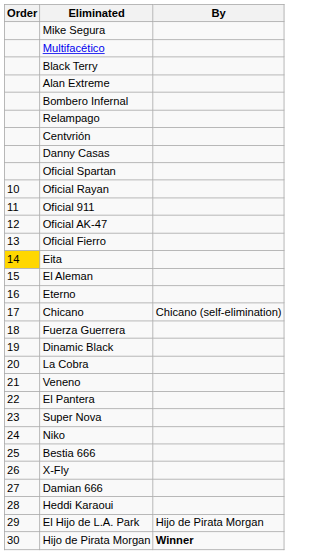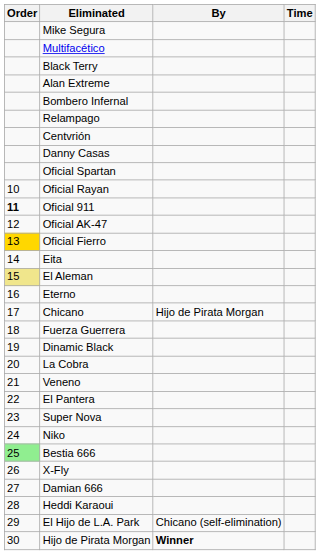+ column: (300, 13)
(13, 206) normal -> (13, 206) bold
(13, 241) no background -> (13, 241) gold background
(13, 259) gold background -> (13, 259) no background
(13, 276) no background -> (13, 276) khaki background
(219, 312) Chicano (self-elimination) -> (210, 312) Hijo de Pirata Morgan
(13, 452) no background -> (13, 452) lightgreen background
(210, 523) Hijo de Pirata Morgan -> (219, 523) Chicano (self-elimination)
